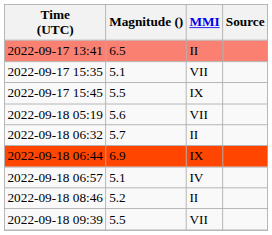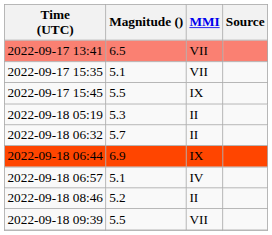(194, 51) II -> (199, 51) VII
(117, 114) 5.6 -> (117, 114) 5.3
(199, 114) VII -> (194, 114) II
